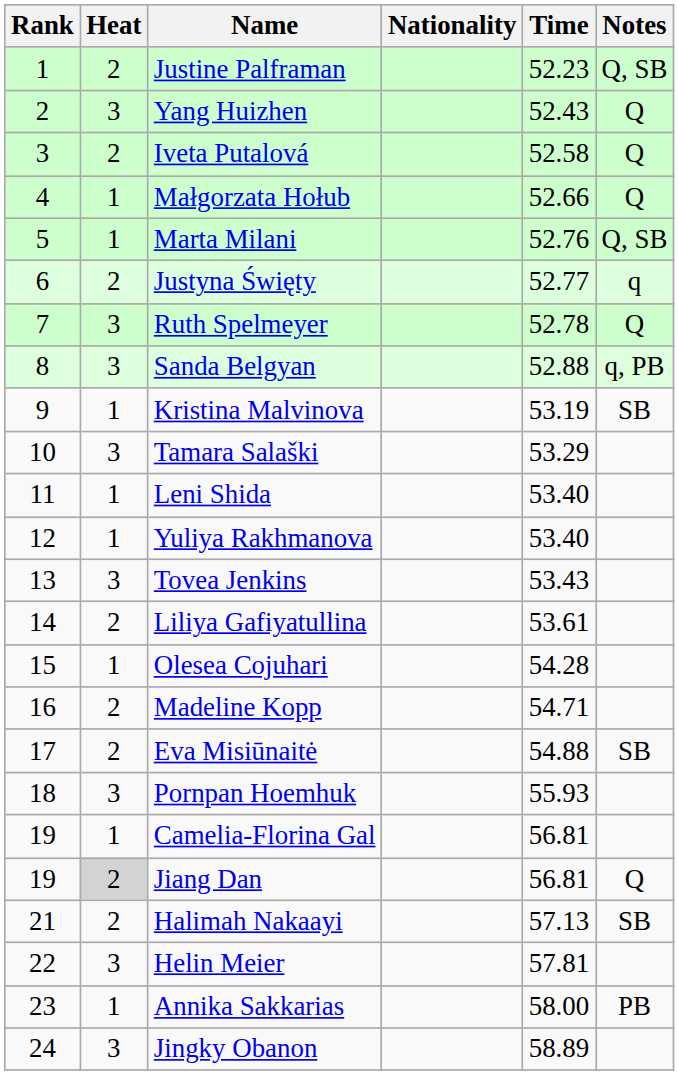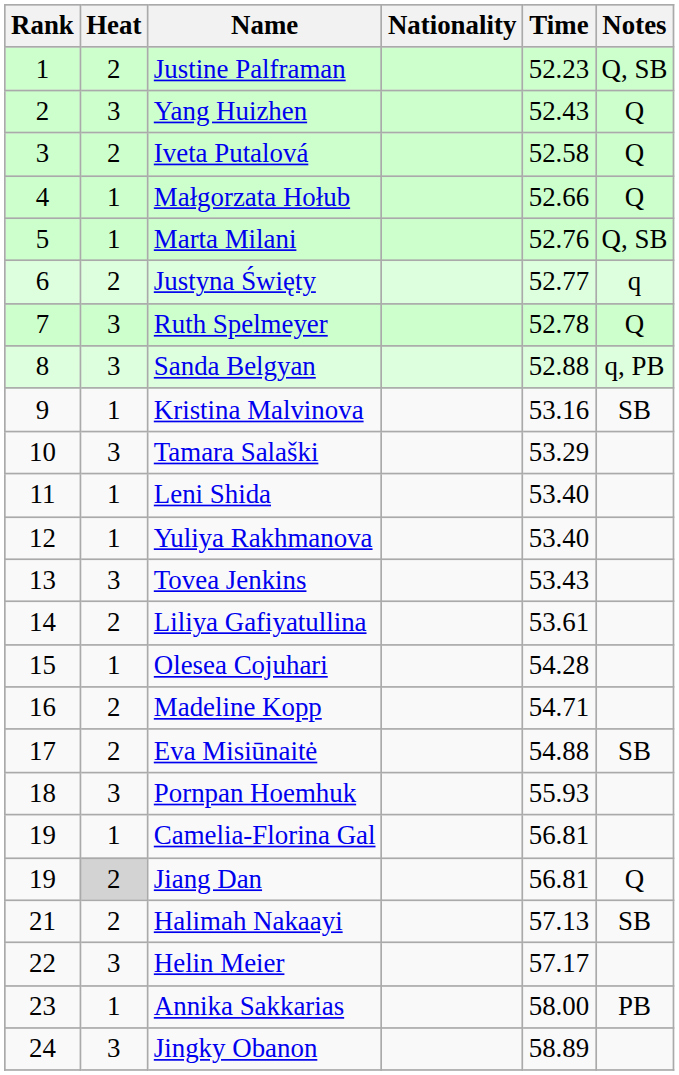(559, 409) 53.19 -> (559, 409) 53.16
(559, 963) 57.81 -> (559, 963) 57.17
